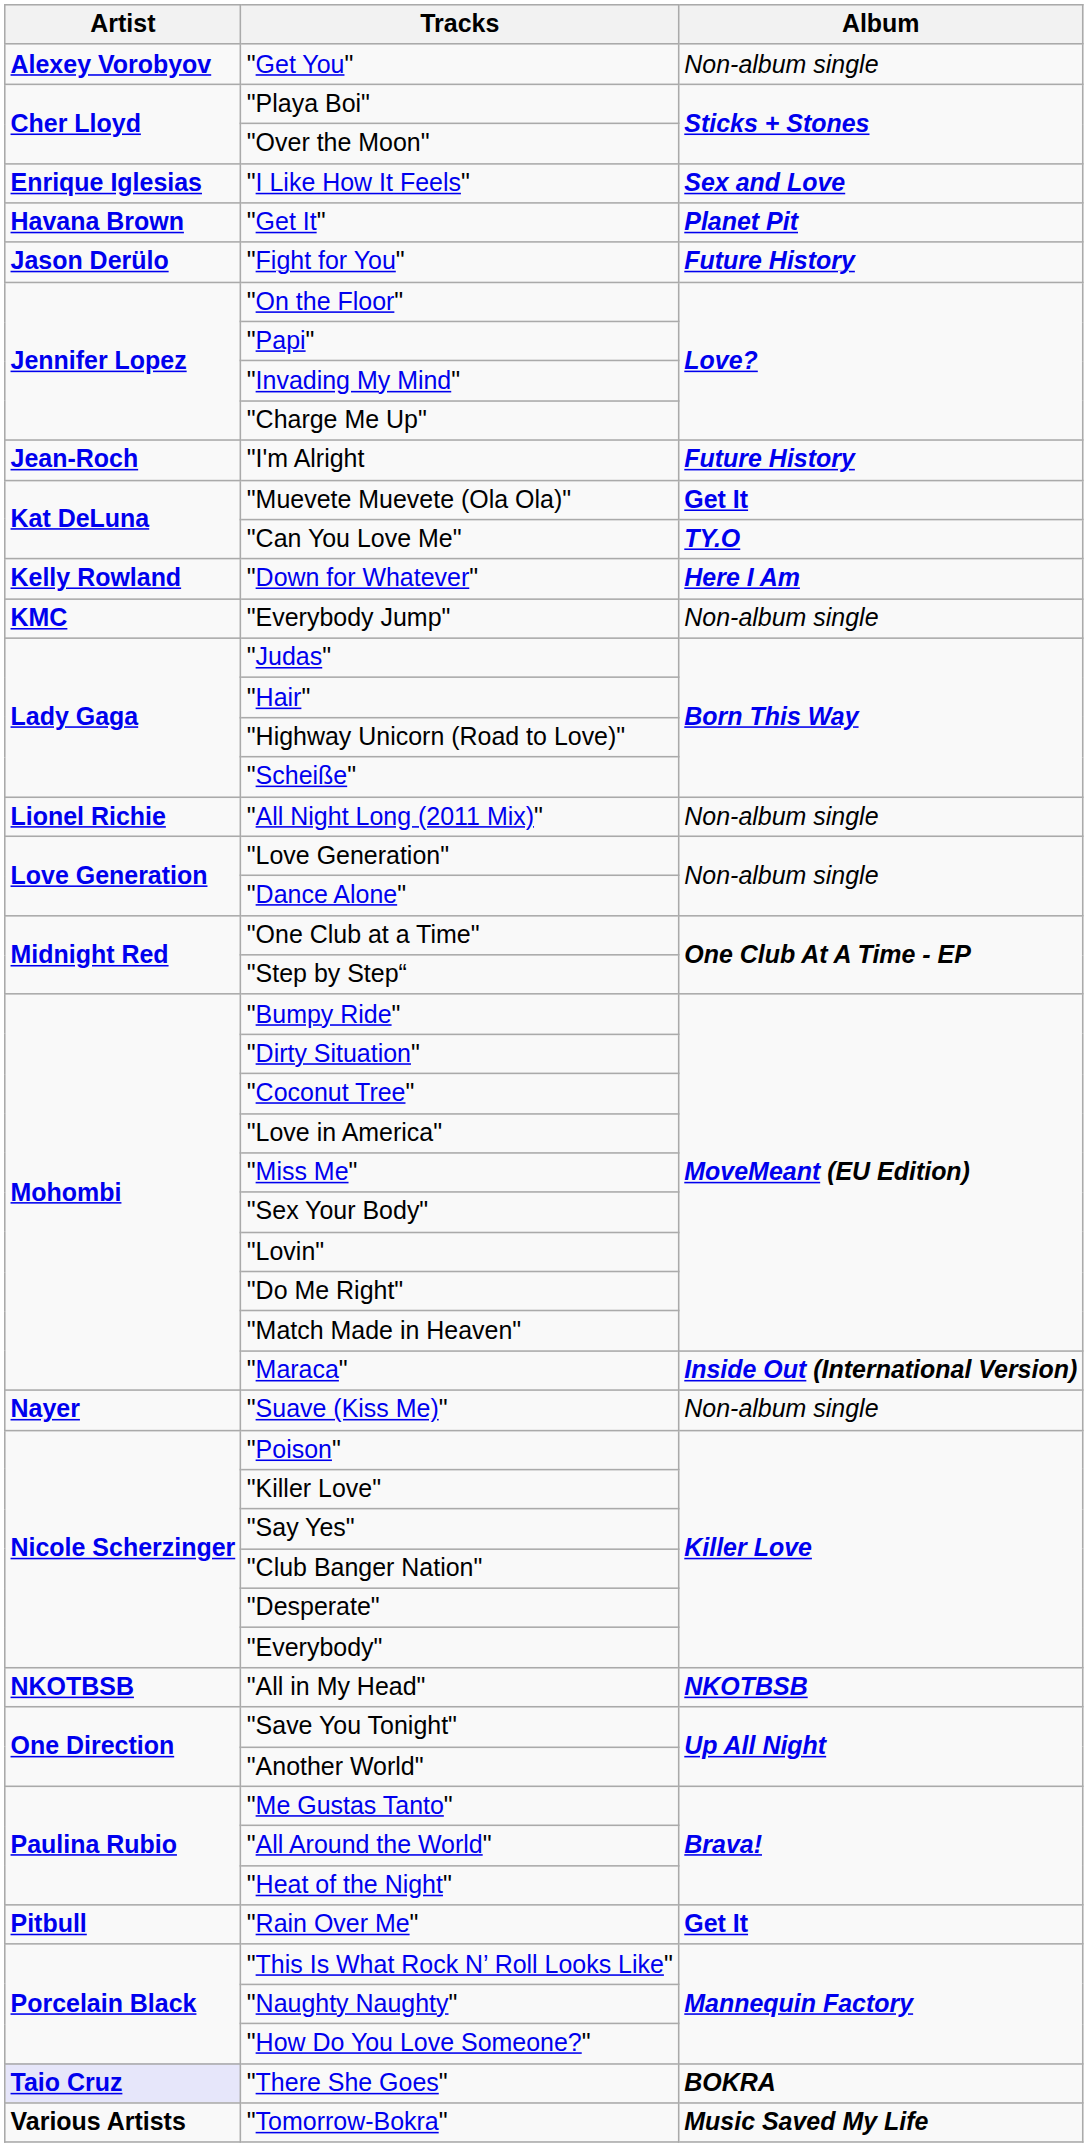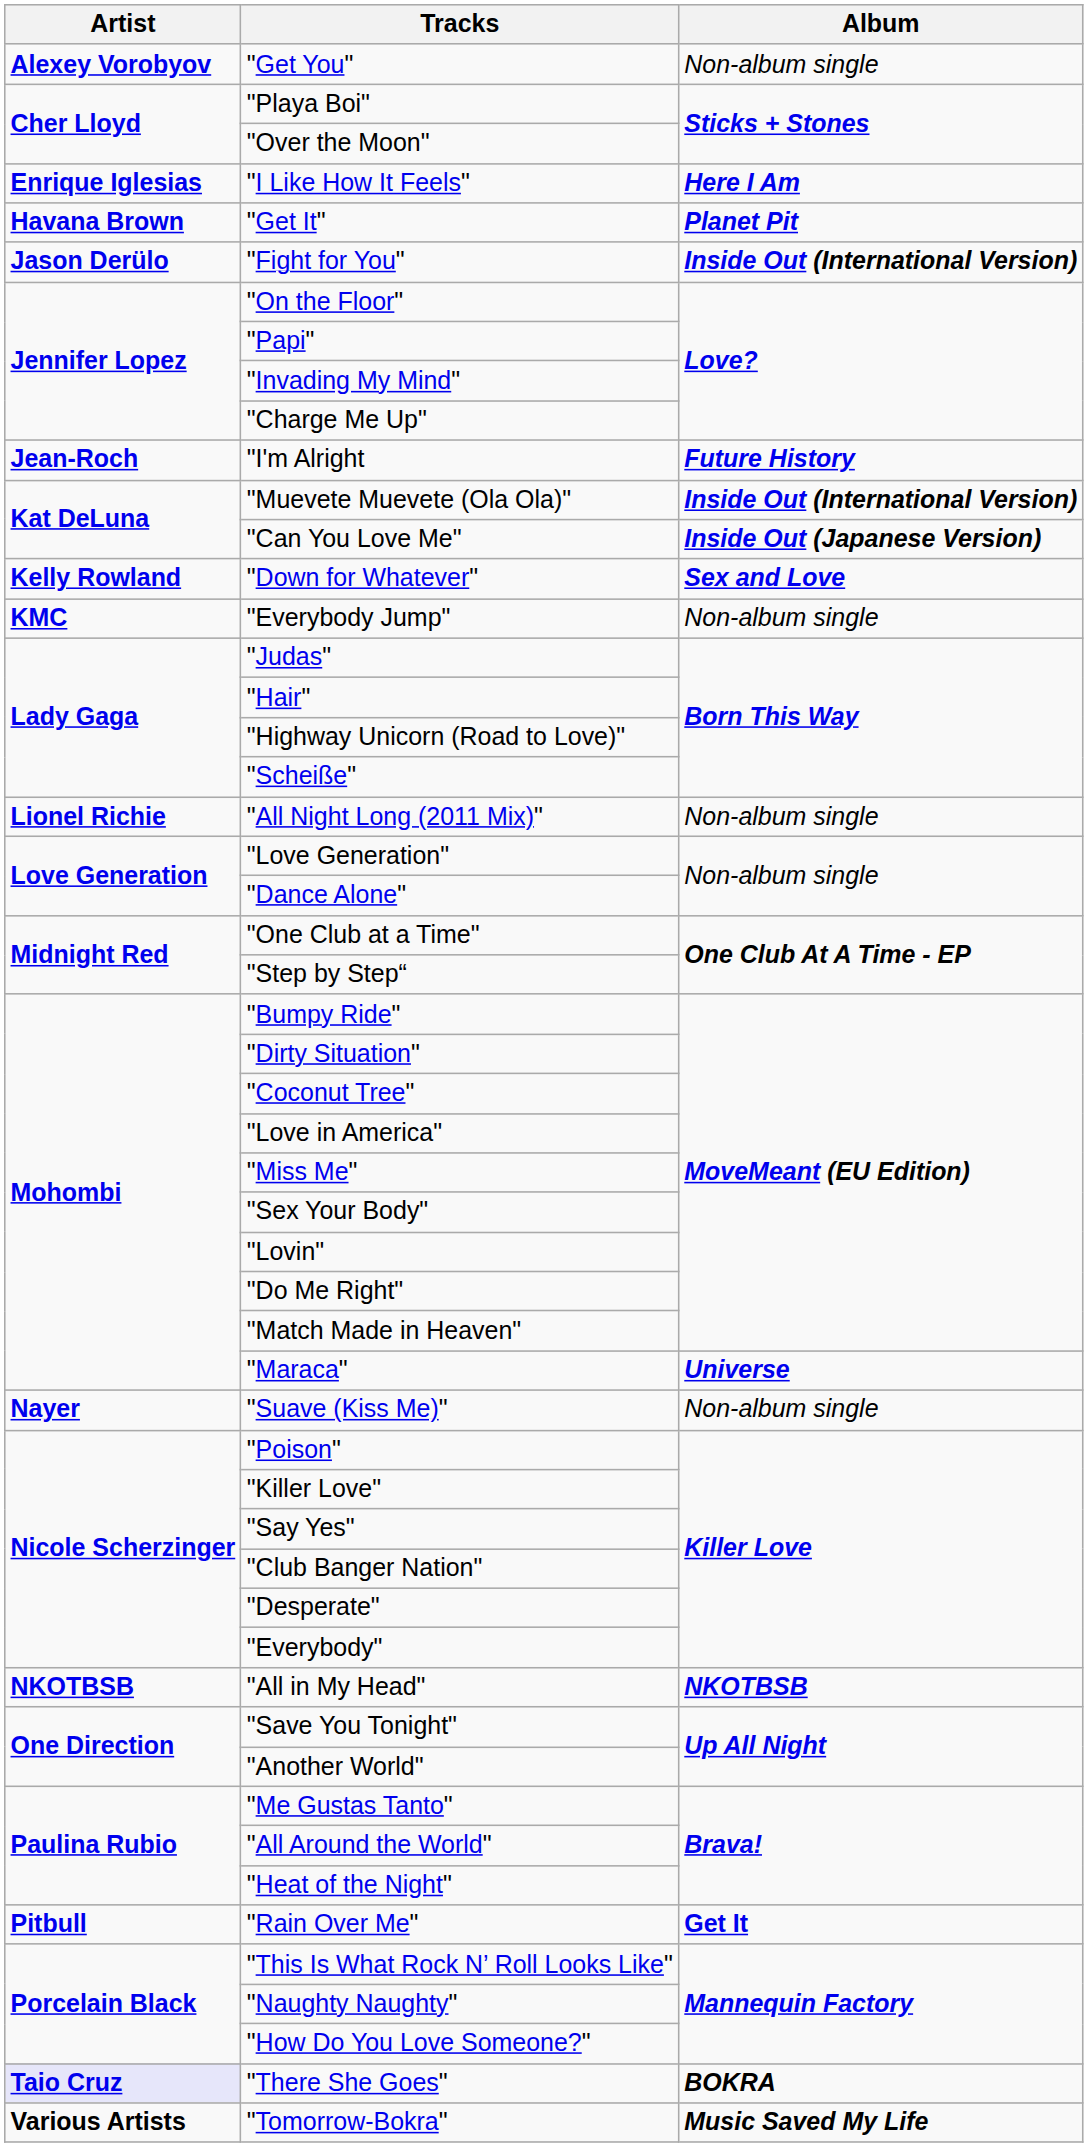(765, 182) Sex and Love -> (742, 182) Here I Am
(770, 261) Future History -> (881, 261) Inside Out (International Version)
(716, 499) Get It -> (881, 499) Inside Out (International Version)
(712, 538) TY.O -> (863, 538) Inside Out (Japanese Version)
(742, 578) Here I Am -> (765, 578) Sex and Love
(881, 1370) Inside Out (International Version) -> (737, 1370) Universe
